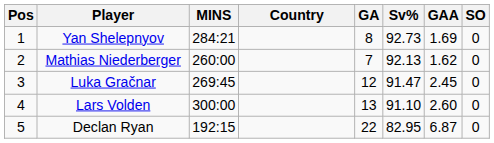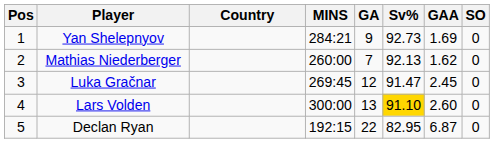columns swapped: (297, 15) <-> (214, 15)
(369, 37) 8 -> (369, 37) 9
(404, 104) no background -> (404, 104) gold background
